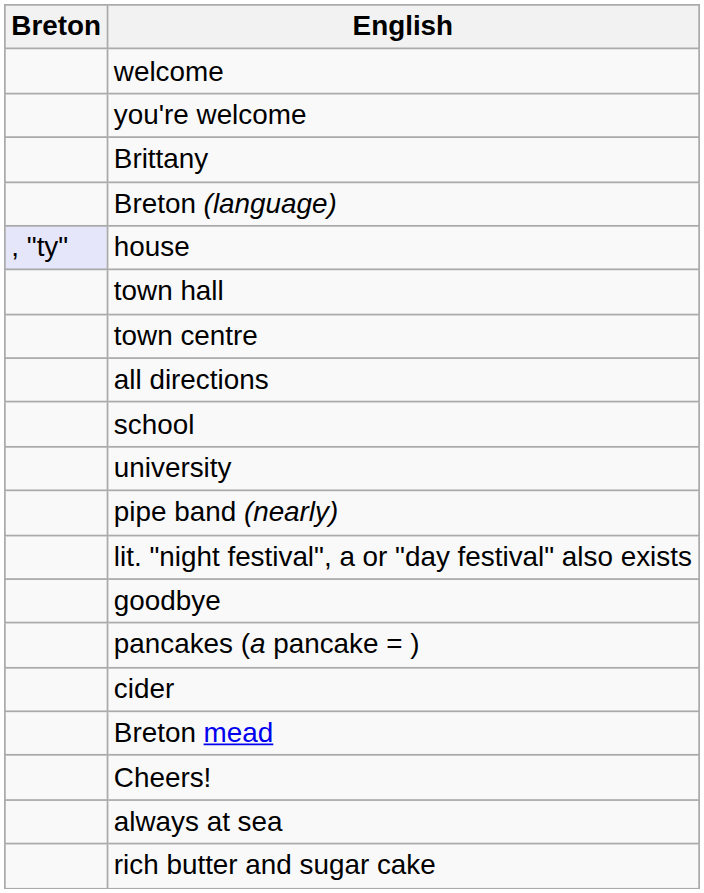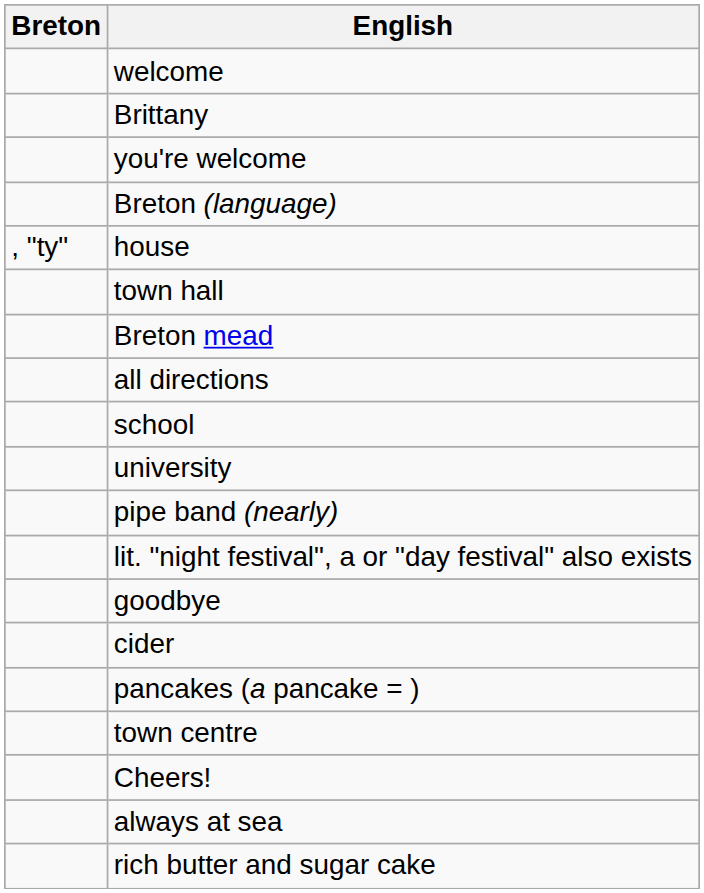rows swapped: (210, 114) <-> (161, 159)
(40, 247) lavender background -> (40, 247) no background
rows swapped: (186, 335) <-> (194, 733)
rows swapped: (267, 644) <-> (144, 688)
